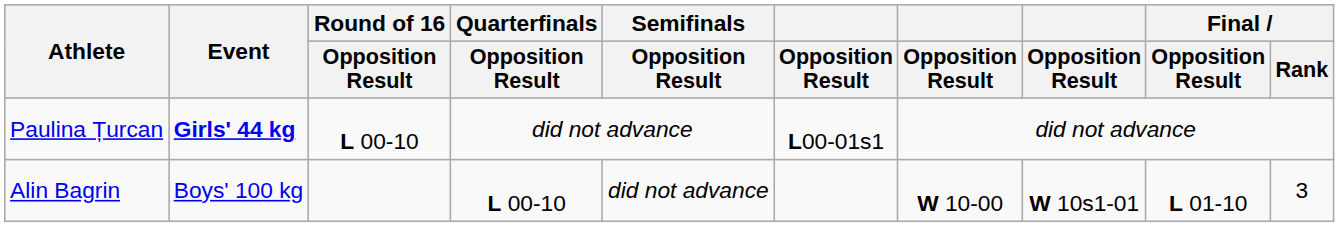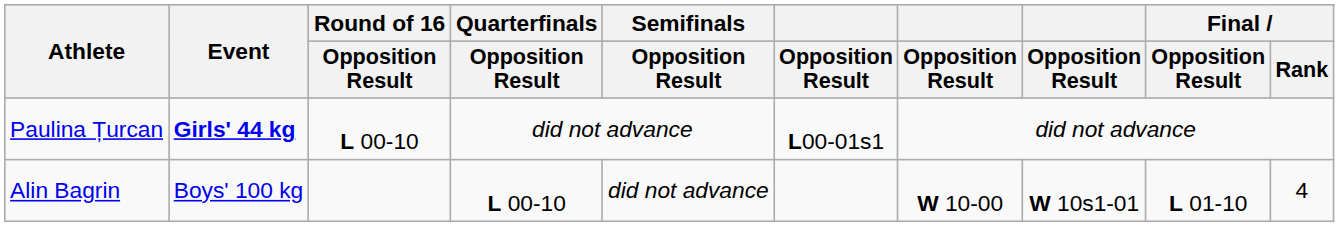(1302, 191) 3 -> (1302, 191) 4
